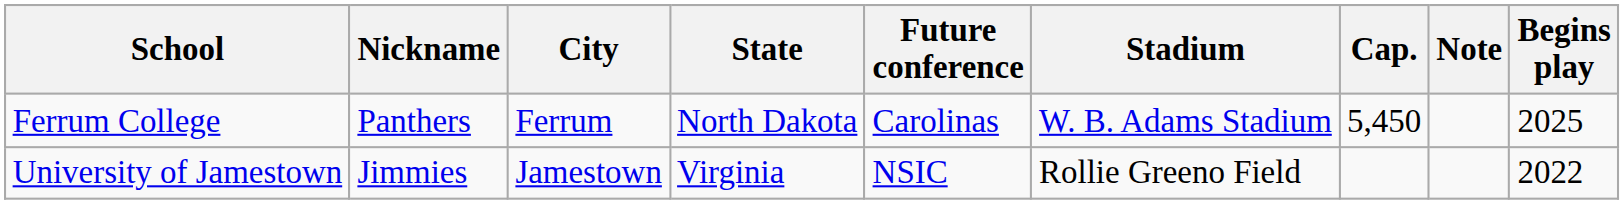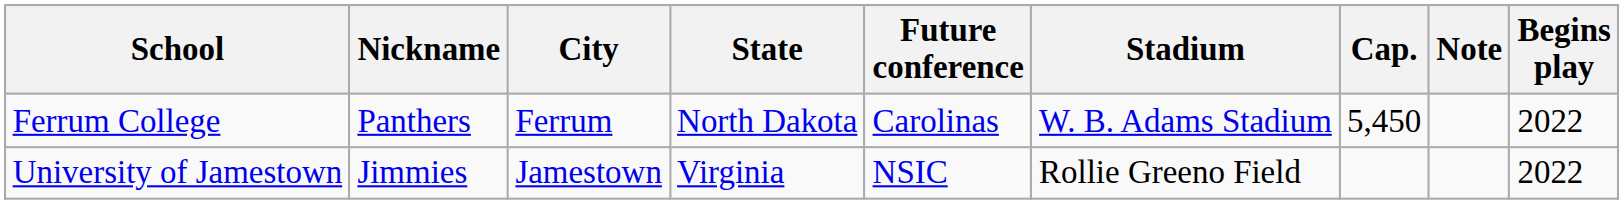(1550, 119) 2025 -> (1550, 119) 2022
